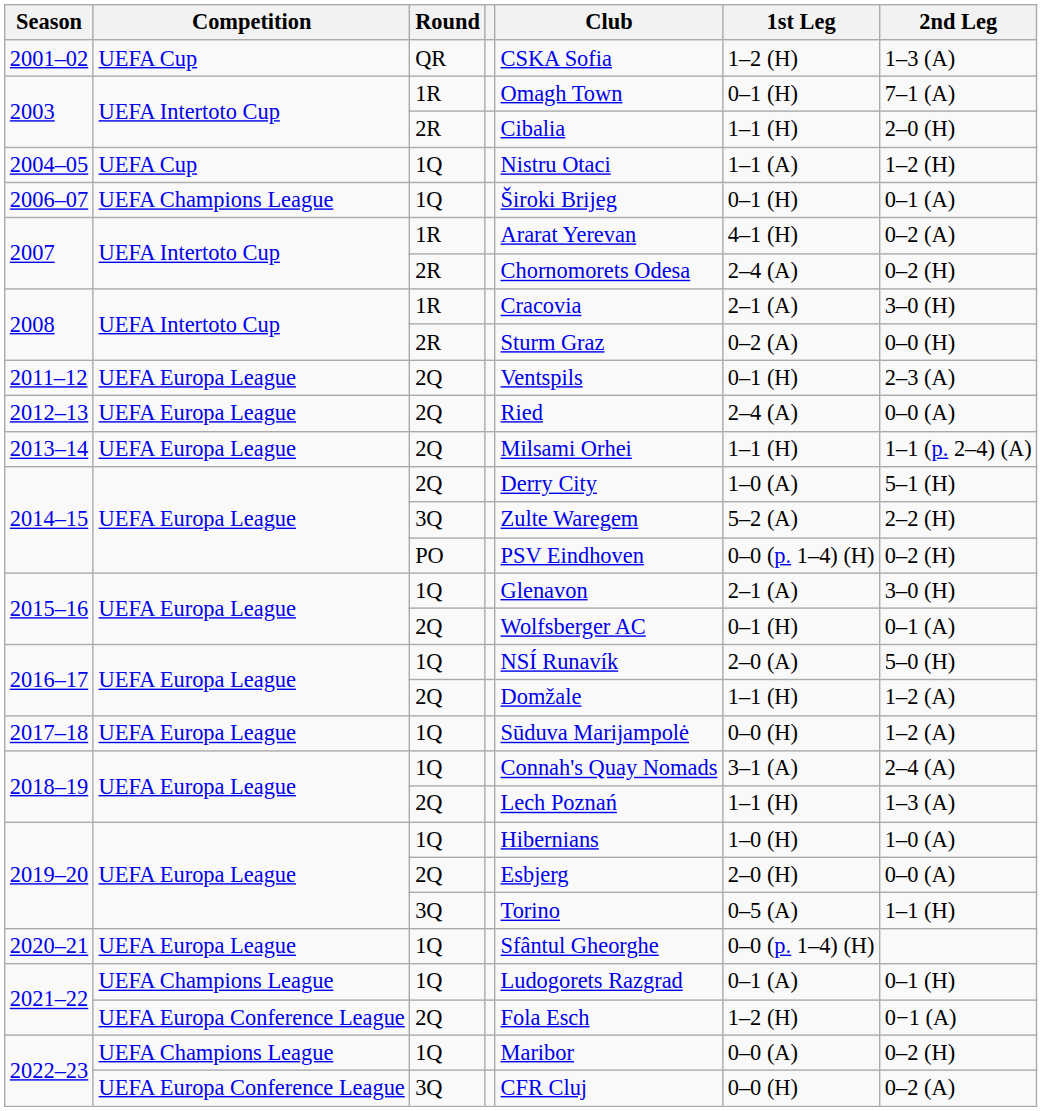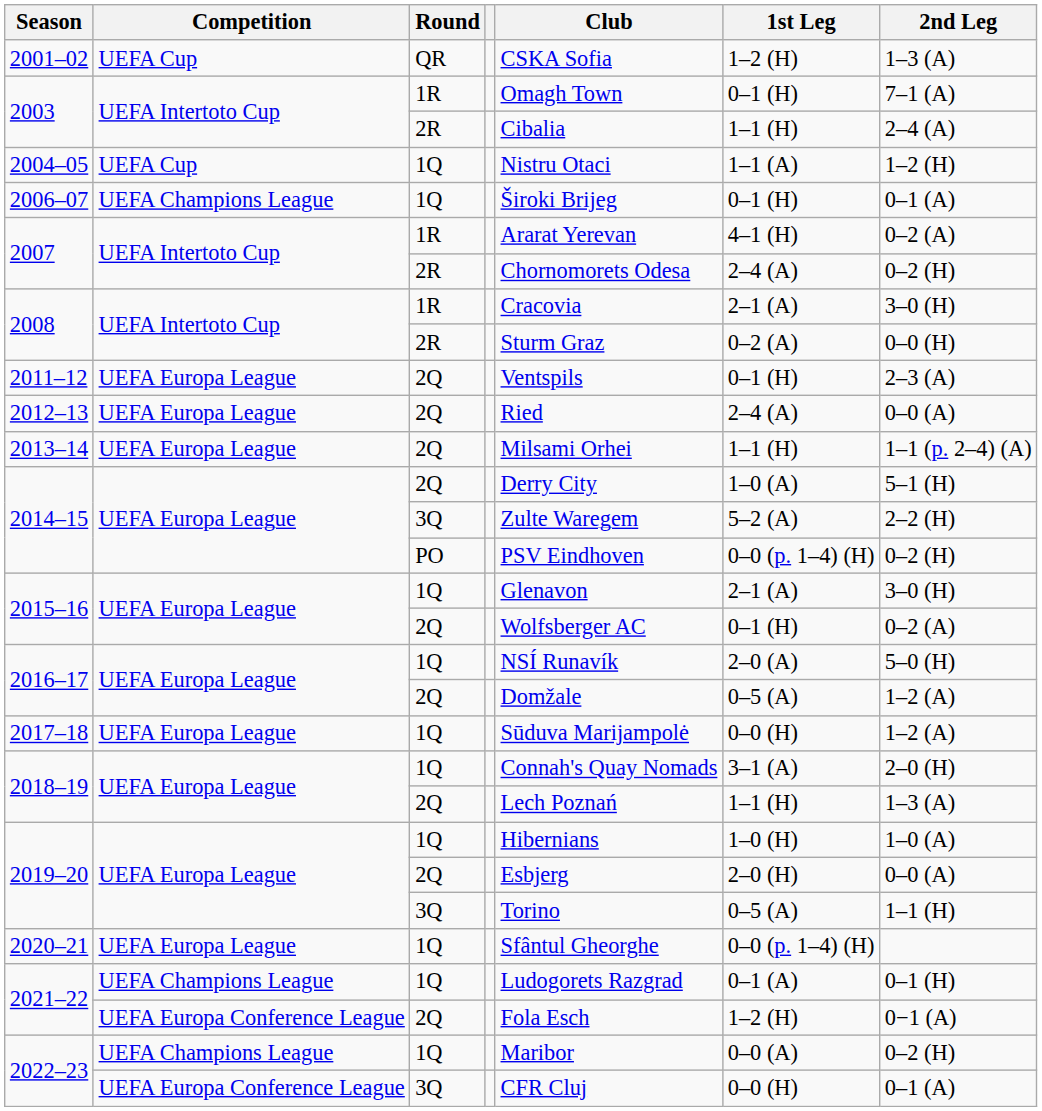(920, 128) 2–0 (H) -> (920, 128) 2–4 (A)
(920, 626) 0–1 (A) -> (920, 626) 0–2 (A)
(763, 697) 1–1 (H) -> (763, 697) 0–5 (A)
(920, 768) 2–4 (A) -> (920, 768) 2–0 (H)
(920, 1088) 0–2 (A) -> (920, 1088) 0–1 (A)
